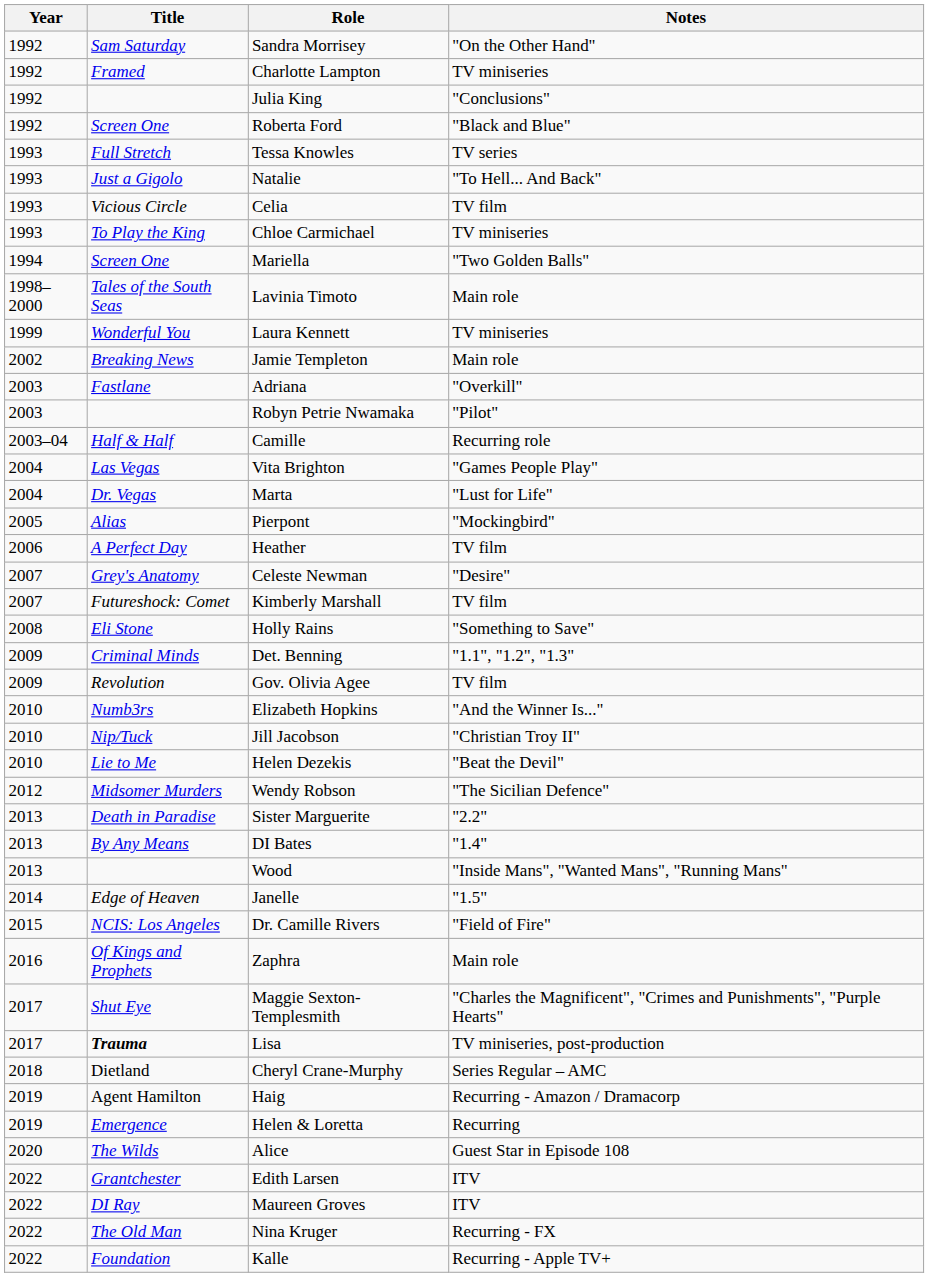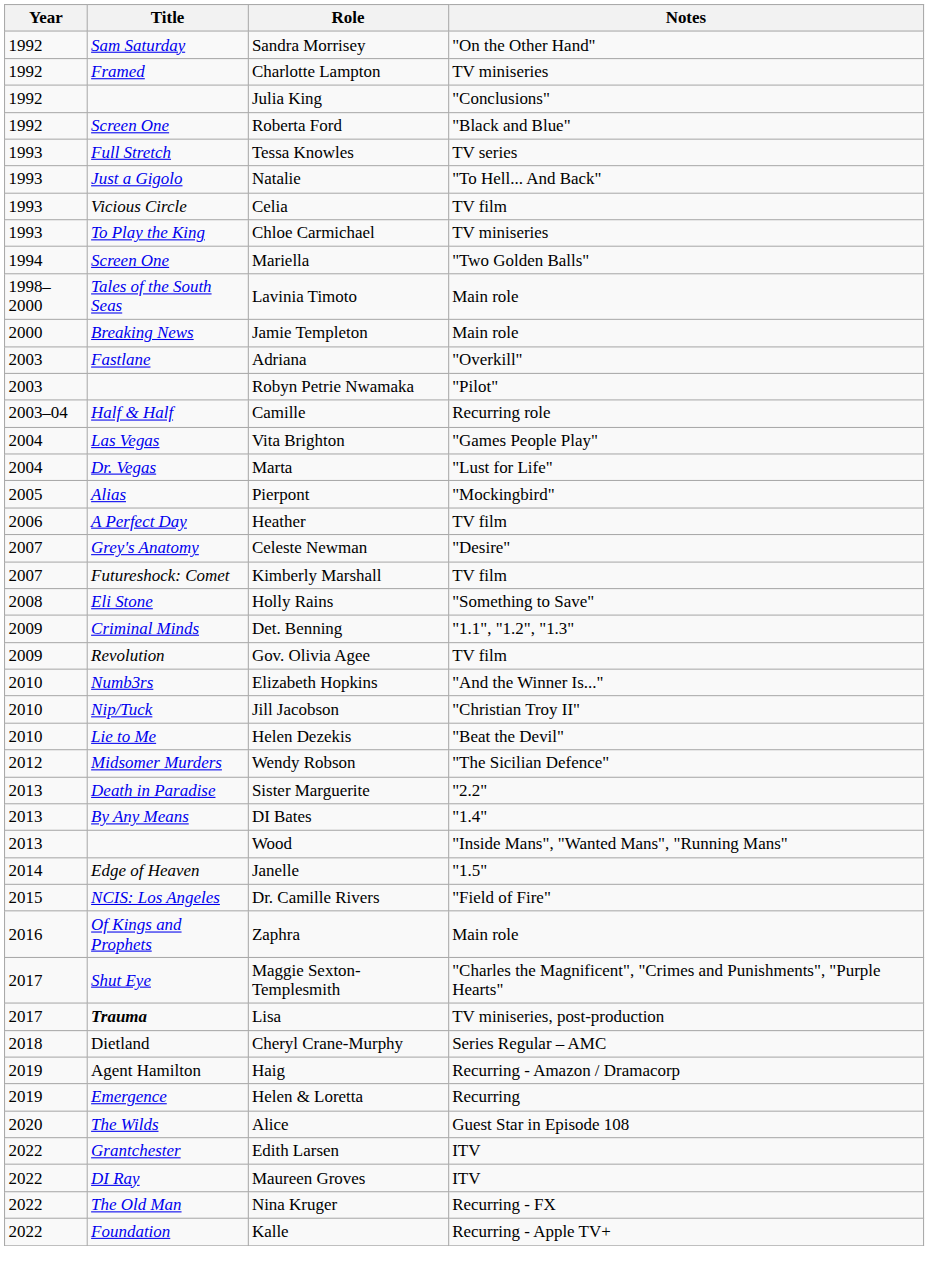- row: (301, 332)
(25, 359) 2002 -> (25, 332) 2000
